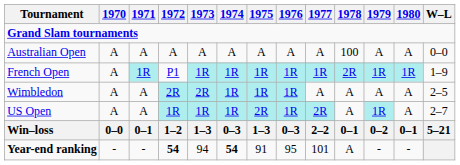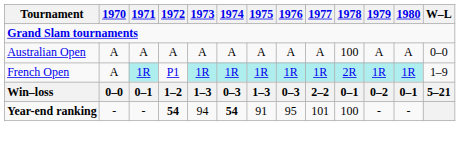- row: (35, 91)
- row: (29, 110)
(350, 149) A -> (350, 110) 100
